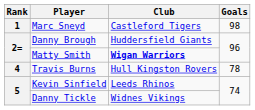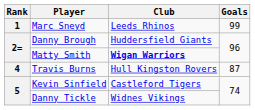(156, 26) Castleford Tigers -> (143, 26) Leeds Rhinos
(235, 26) 98 -> (235, 26) 99
(235, 69) 78 -> (235, 69) 87
(143, 84) Leeds Rhinos -> (156, 84) Castleford Tigers
